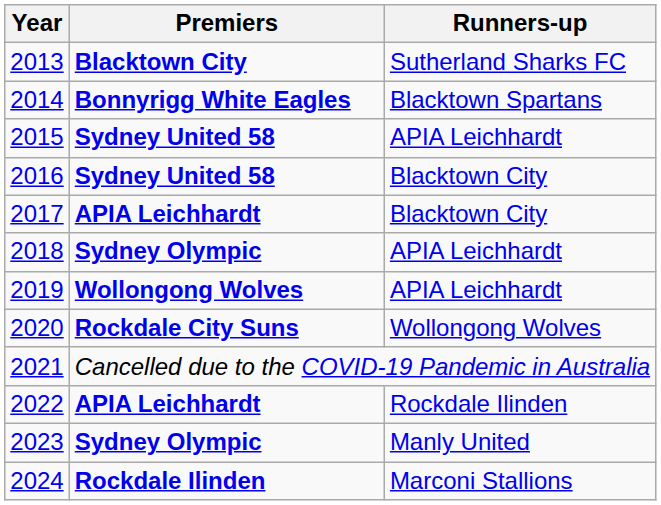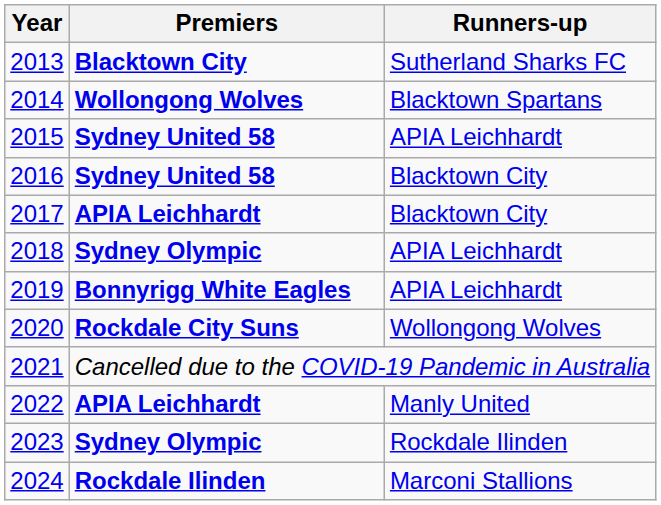(213, 99) Bonnyrigg White Eagles -> (189, 99) Wollongong Wolves
(189, 289) Wollongong Wolves -> (213, 289) Bonnyrigg White Eagles
(479, 404) Rockdale Ilinden -> (460, 404) Manly United
(460, 442) Manly United -> (479, 442) Rockdale Ilinden
